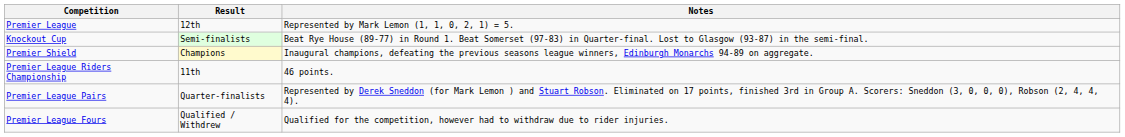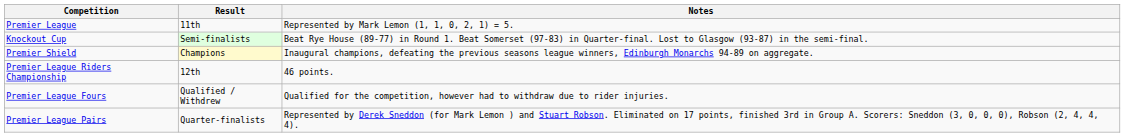(190, 25) 12th -> (190, 25) 11th
(190, 72) 11th -> (190, 72) 12th
rows swapped: (56, 96) <-> (56, 120)
